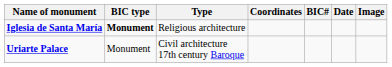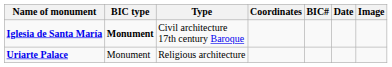(202, 28) Religious architecture -> (201, 33) Civil architecture 17th century Baroque
(201, 49) Civil architecture 17th century Baroque -> (202, 54) Religious architecture
